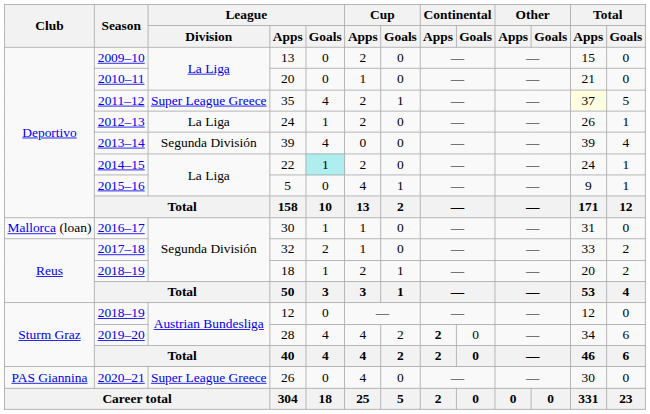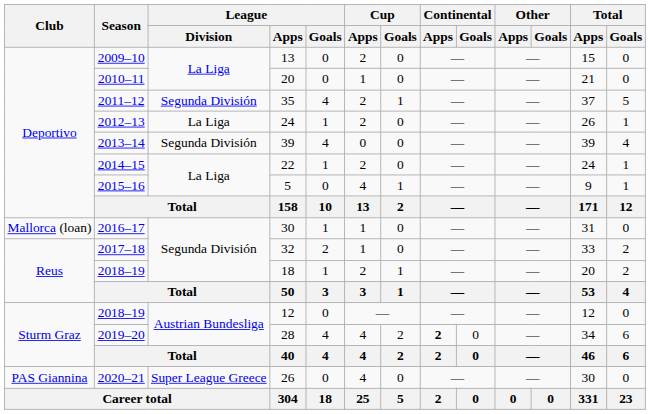(209, 100) Super League Greece -> (209, 100) Segunda División
(588, 100) lightyellow background -> (588, 100) no background
(325, 164) paleturquoise background -> (325, 164) no background
